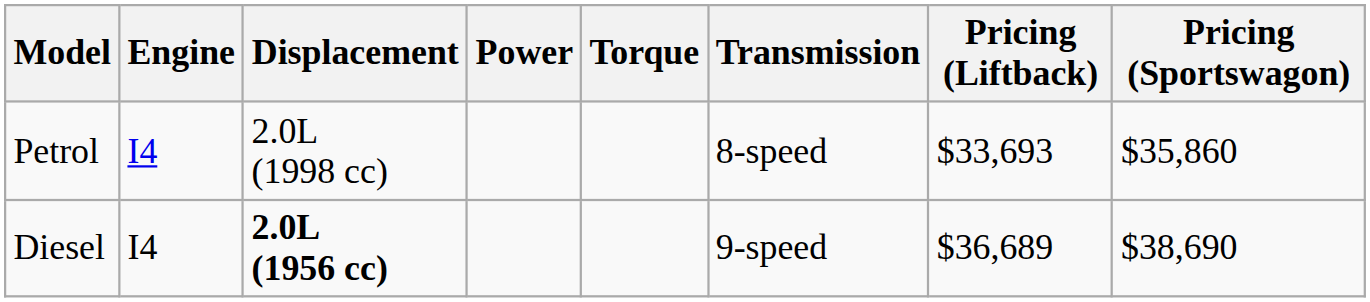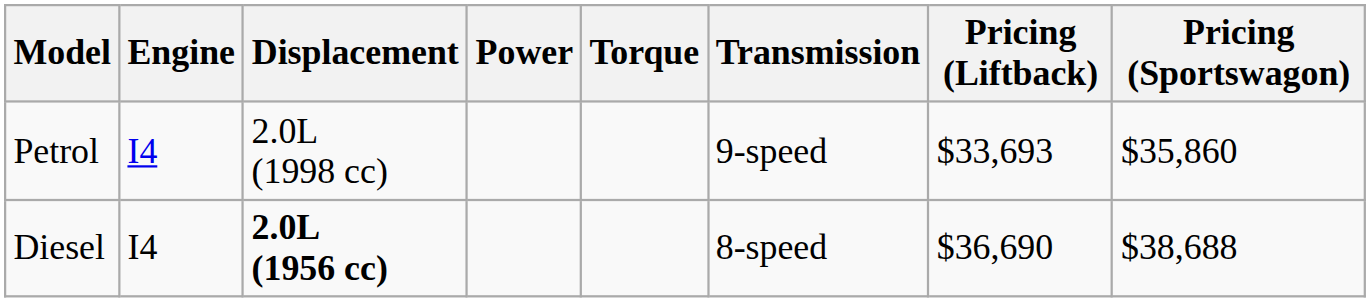(771, 150) 8-speed -> (771, 150) 9-speed
(771, 247) 9-speed -> (771, 247) 8-speed
(995, 247) $36,689 -> (995, 247) $36,690
(1179, 247) $38,690 -> (1179, 247) $38,688
